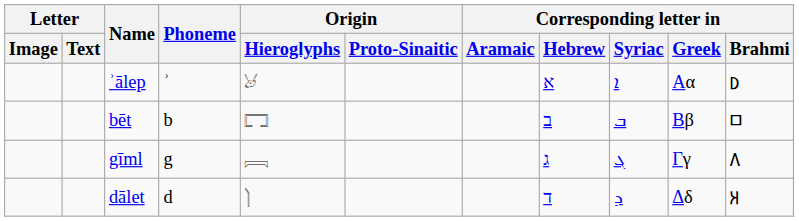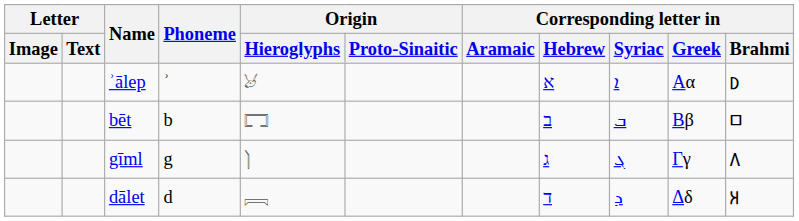(257, 162) 𓇯 -> (247, 162) 𓌙
(247, 200) 𓌙 -> (257, 200) 𓇯
